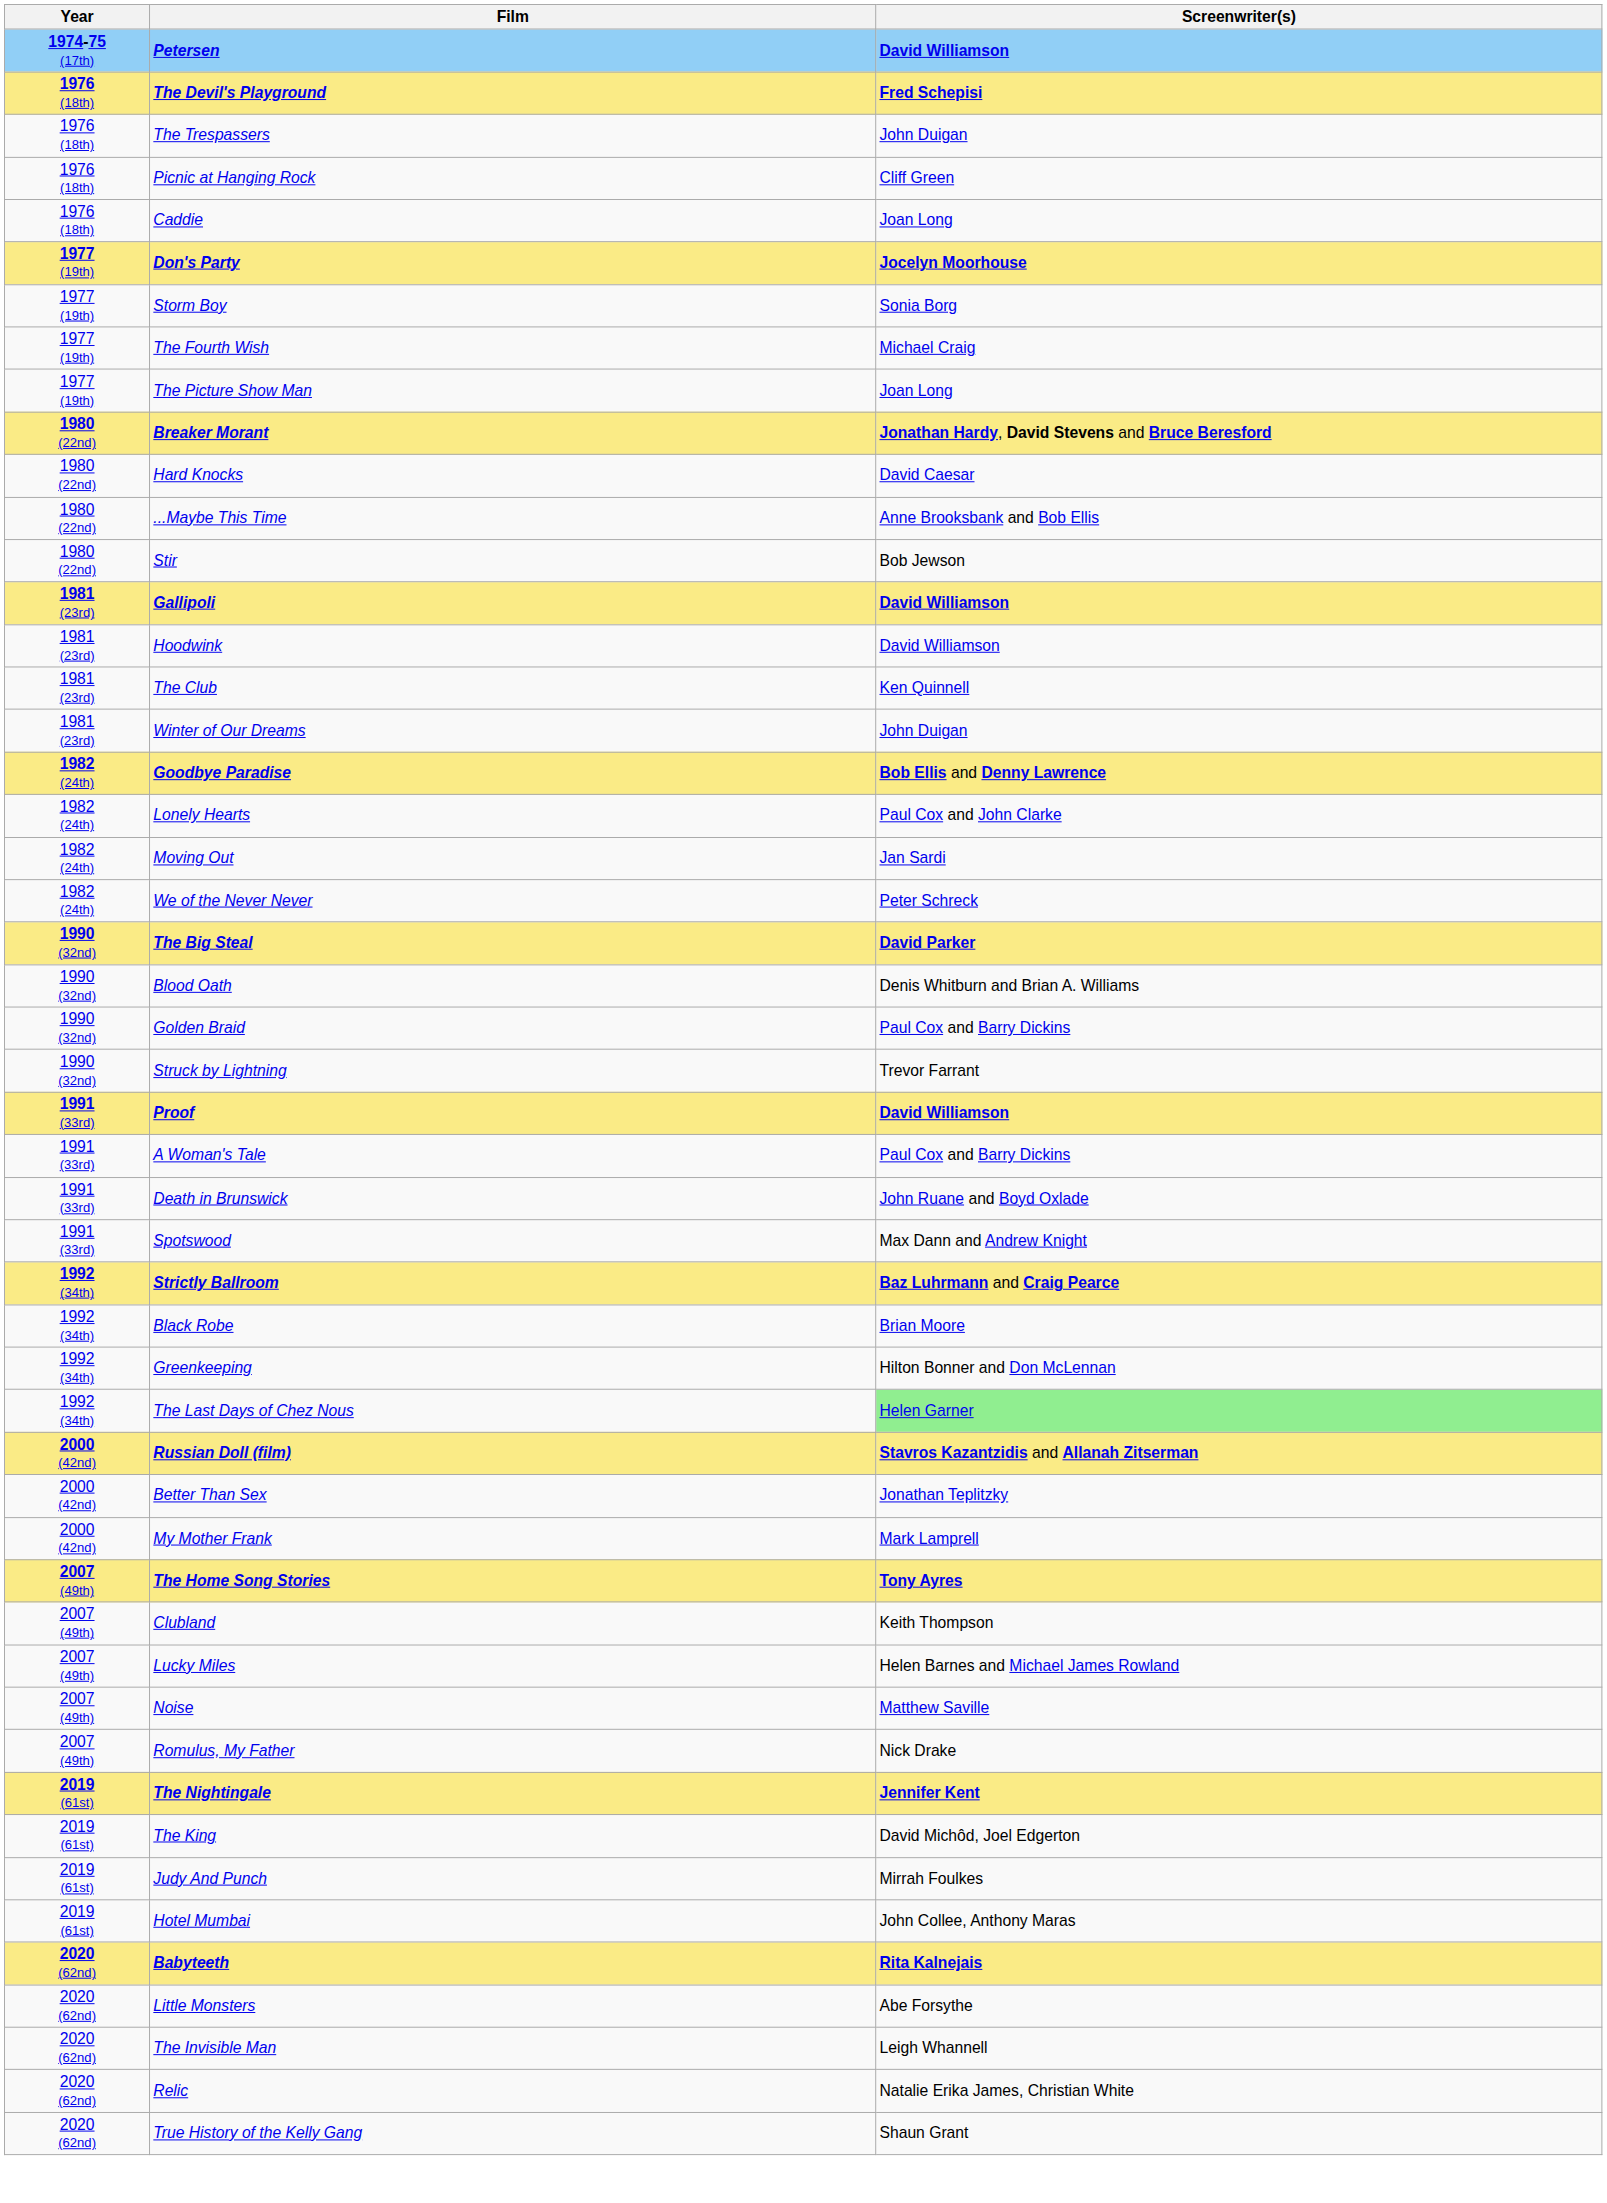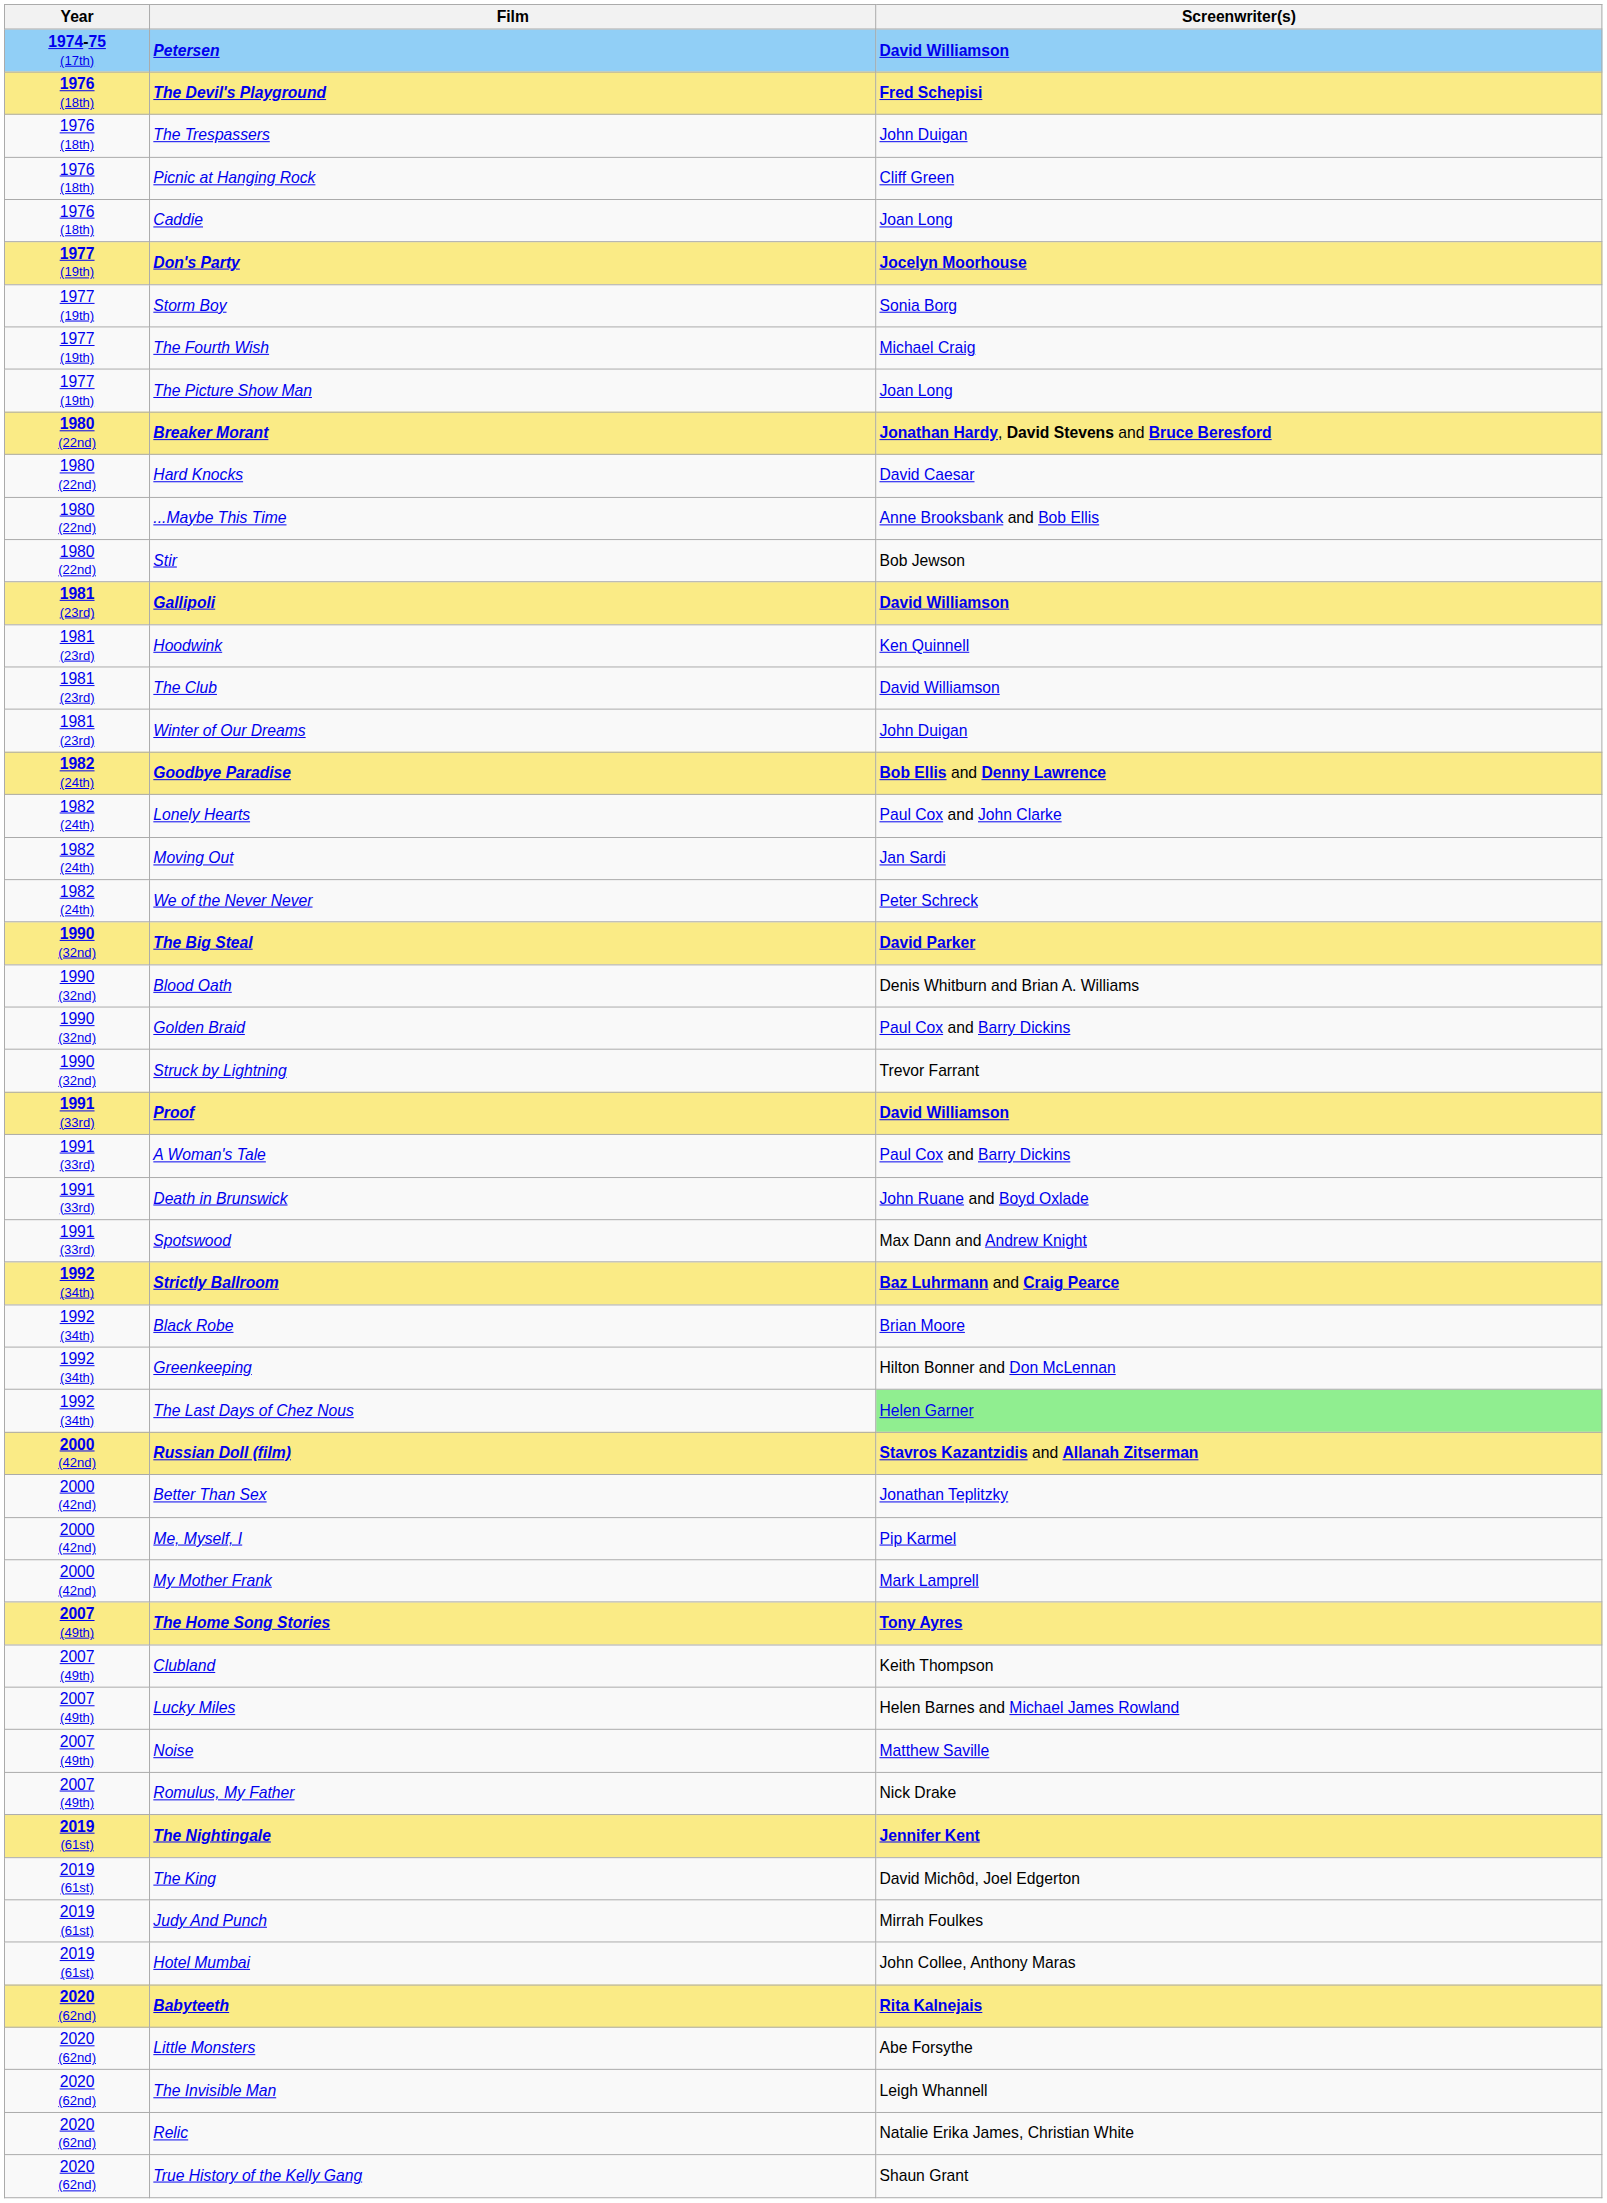(940, 645) David Williamson -> (924, 645) Ken Quinnell
(924, 688) Ken Quinnell -> (940, 688) David Williamson
+ row: (198, 1538)
